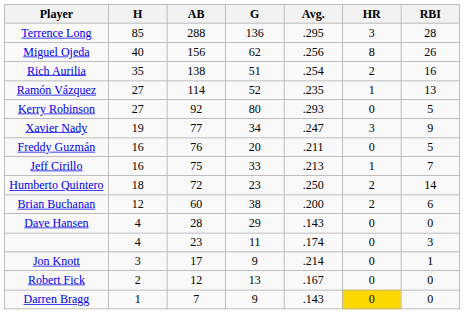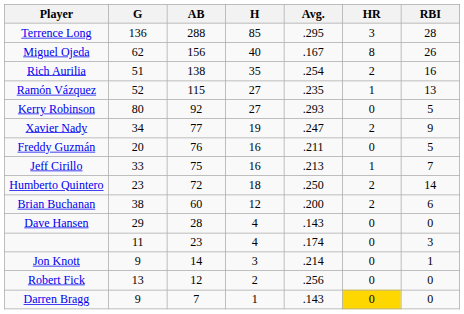columns swapped: (255, 14) <-> (138, 14)
(313, 52) .256 -> (313, 52) .167
(196, 90) 114 -> (196, 90) 115
(372, 128) 3 -> (372, 128) 2
(196, 261) 17 -> (196, 261) 14
(313, 280) .167 -> (313, 280) .256
